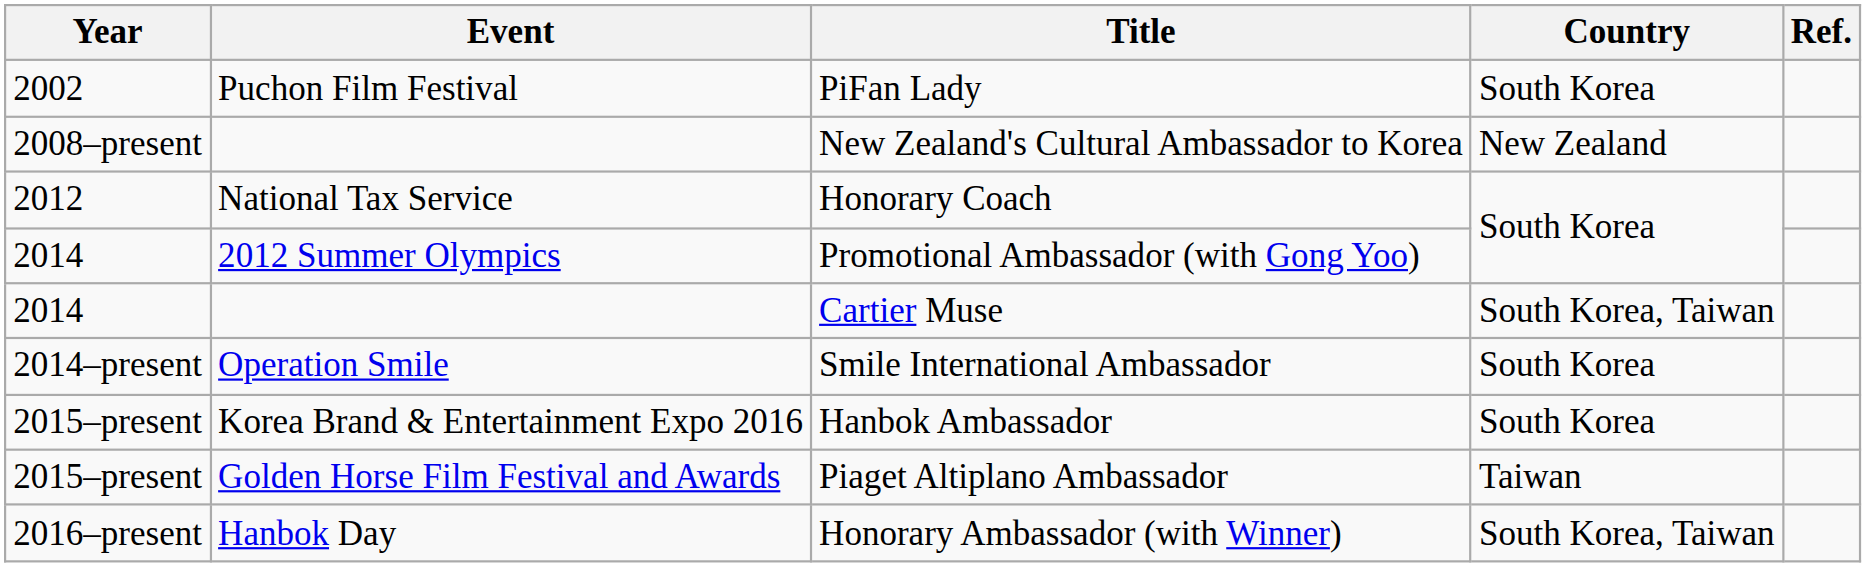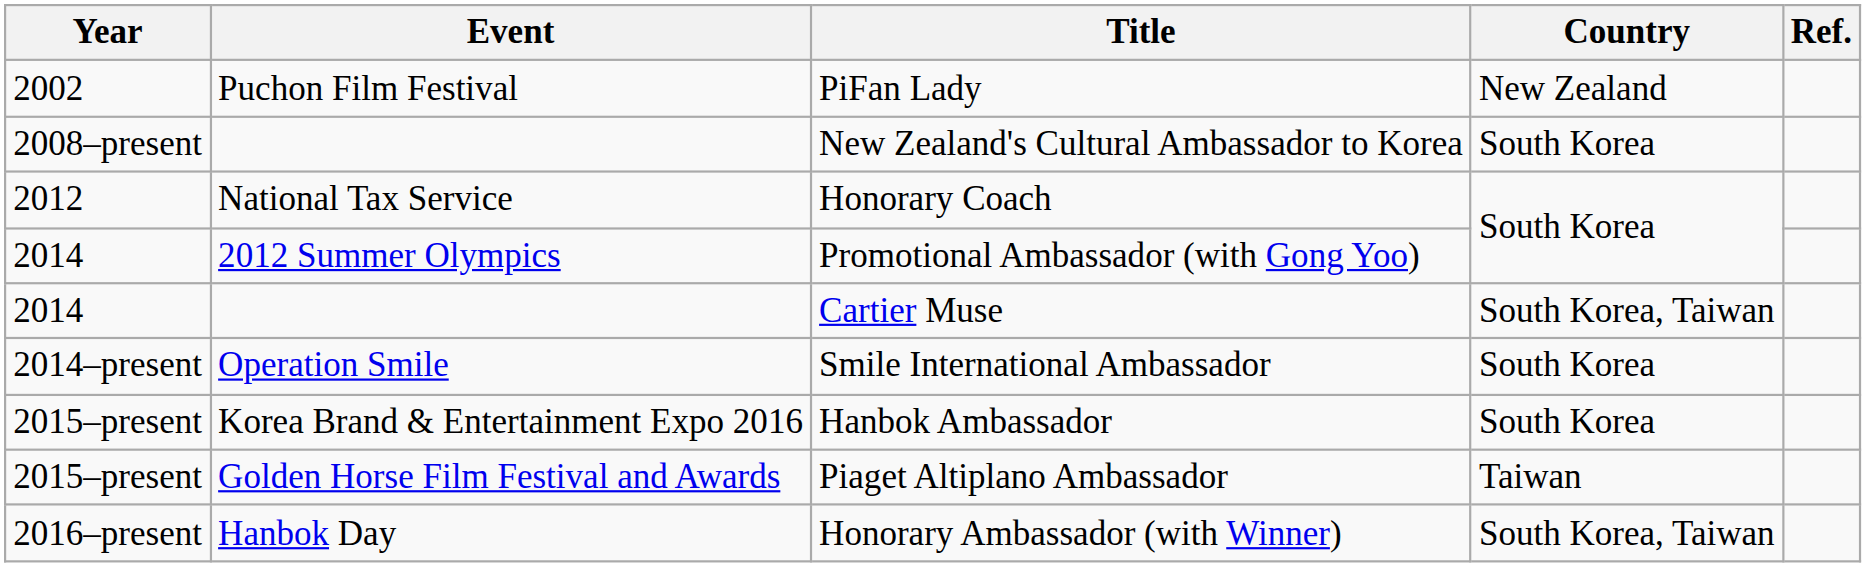(1567, 87) South Korea -> (1573, 87) New Zealand
(1573, 143) New Zealand -> (1567, 143) South Korea
